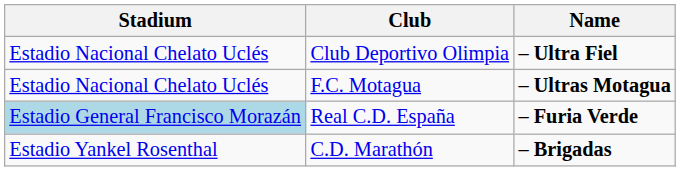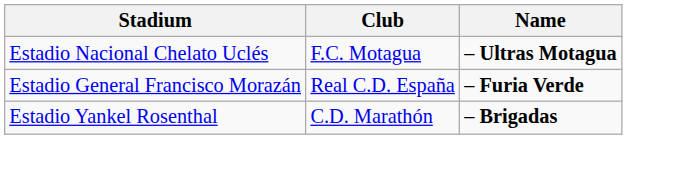- row: (410, 52)
(155, 117) lightblue background -> (155, 85) no background
